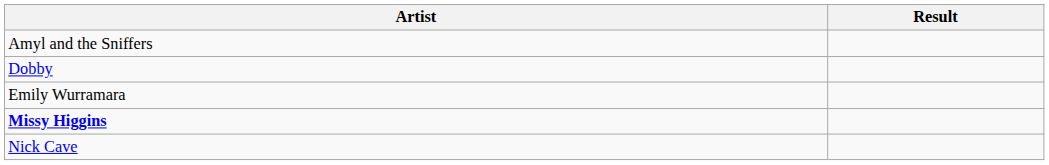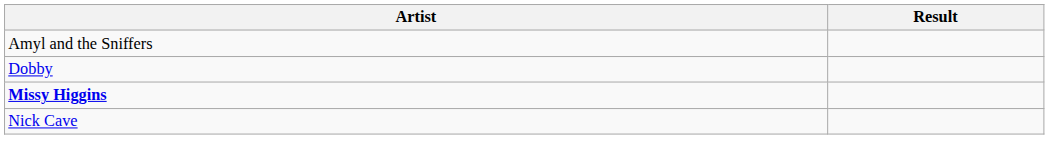- row: (67, 95)
